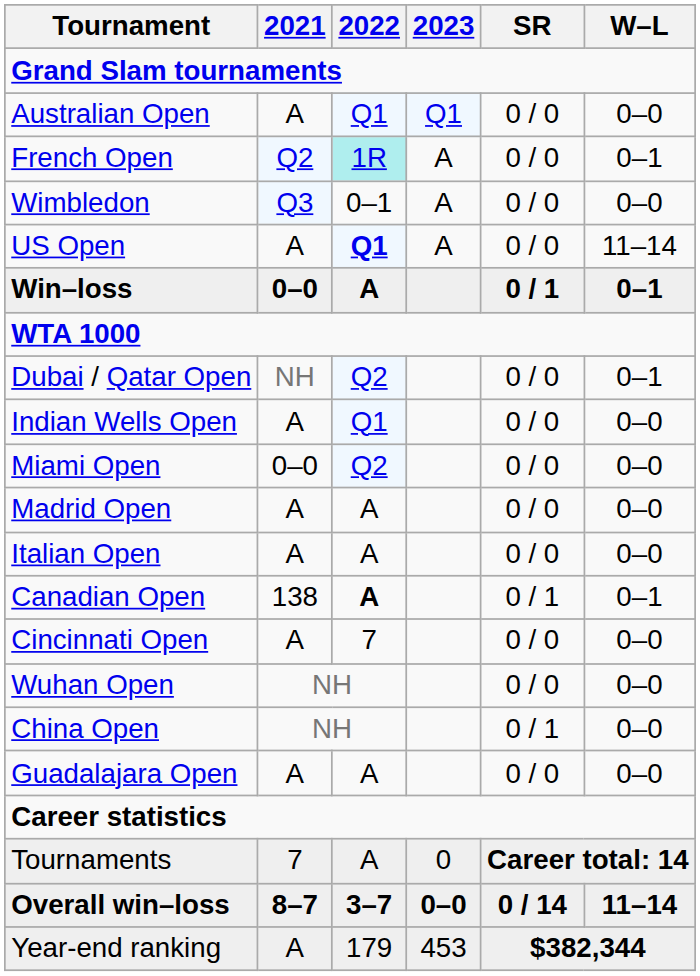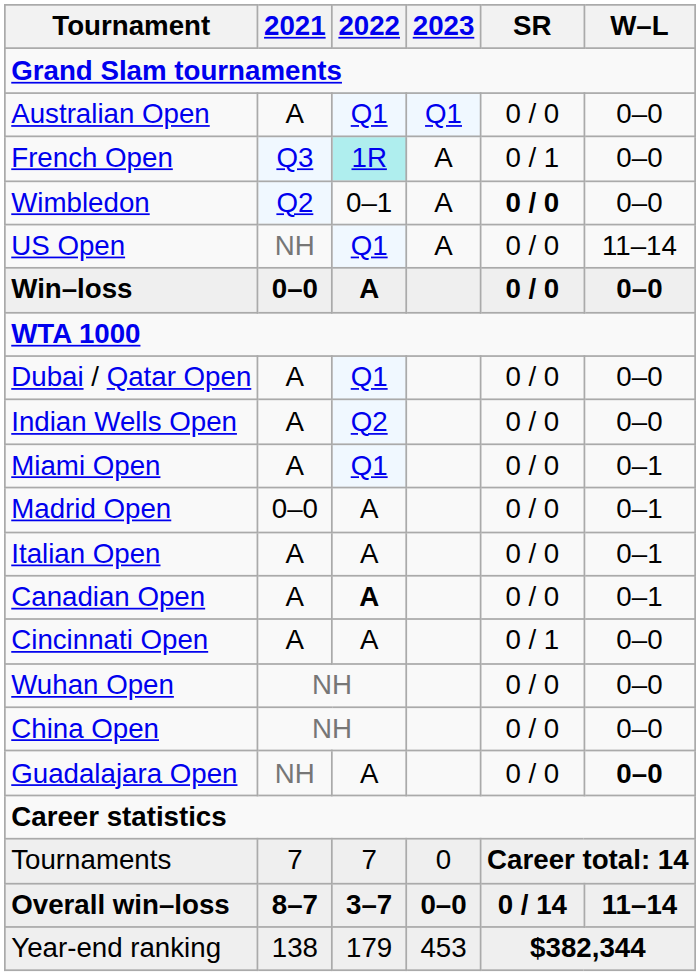(295, 158) Q2 -> (295, 158) Q3
(532, 158) 0 / 0 -> (532, 158) 0 / 1
(639, 158) 0–1 -> (639, 158) 0–0
(295, 202) Q3 -> (295, 202) Q2
(532, 202) normal -> (532, 202) bold
(295, 245) A -> (295, 245) NH
(369, 245) bold -> (369, 245) normal
(532, 289) 0 / 1 -> (532, 289) 0 / 0
(639, 289) 0–1 -> (639, 289) 0–0
(295, 377) NH -> (295, 377) A
(369, 377) Q2 -> (369, 377) Q1
(639, 377) 0–1 -> (639, 377) 0–0
(369, 421) Q1 -> (369, 421) Q2
(295, 465) 0–0 -> (295, 465) A
(369, 465) Q2 -> (369, 465) Q1
(639, 465) 0–0 -> (639, 465) 0–1
(295, 509) A -> (295, 509) 0–0
(639, 509) 0–0 -> (639, 509) 0–1
(639, 553) 0–0 -> (639, 553) 0–1
(295, 597) 138 -> (295, 597) A
(532, 597) 0 / 1 -> (532, 597) 0 / 0
(369, 641) 7 -> (369, 641) A
(532, 641) 0 / 0 -> (532, 641) 0 / 1
(532, 728) 0 / 1 -> (532, 728) 0 / 0
(295, 772) A -> (295, 772) NH
(639, 772) normal -> (639, 772) bold
(369, 860) A -> (369, 860) 7
(295, 948) A -> (295, 948) 138
